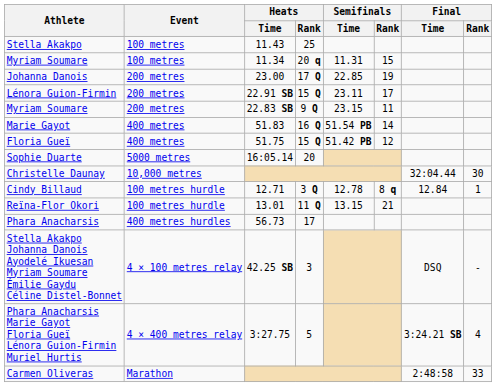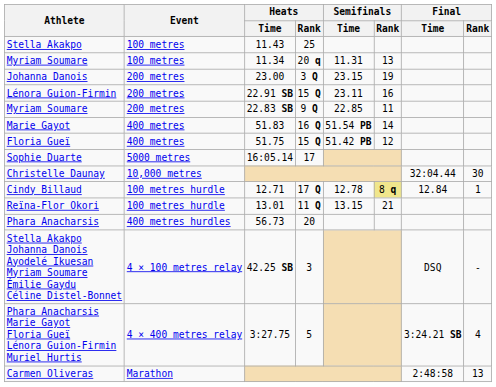(388, 61) 15 -> (388, 61) 13
(309, 77) 17 Q -> (309, 77) 3 Q
(348, 77) 22.85 -> (348, 77) 23.15
(388, 93) 17 -> (388, 93) 16
(348, 109) 23.15 -> (348, 109) 22.85
(309, 157) 20 -> (309, 157) 17
(309, 189) 3 Q -> (309, 189) 17 Q
(388, 189) no background -> (388, 189) khaki background
(309, 222) 17 -> (309, 222) 20
(478, 373) 33 -> (478, 373) 13
